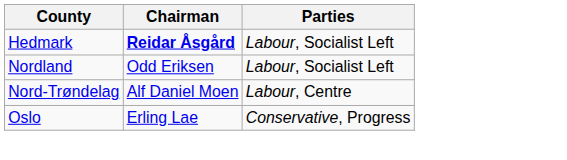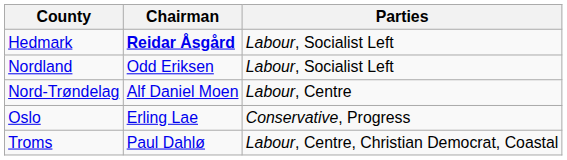+ row: (30, 142)
